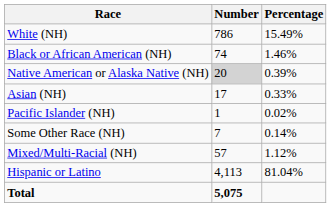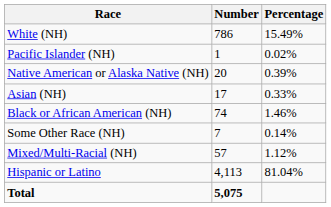rows swapped: (89, 53) <-> (61, 113)
(221, 73) lightgrey background -> (221, 73) no background
